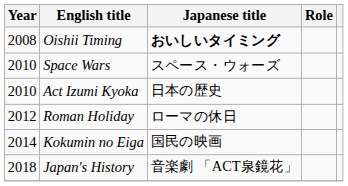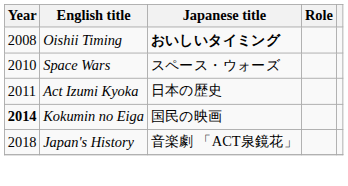(22, 91) 2010 -> (22, 91) 2011
- row: (89, 116)
(22, 142) normal -> (22, 116) bold
